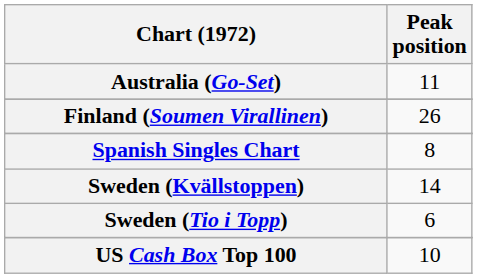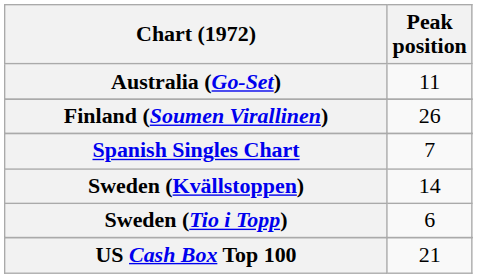(430, 150) 8 -> (430, 150) 7
(430, 255) 10 -> (430, 255) 21
